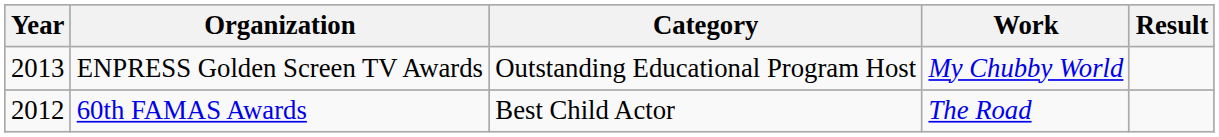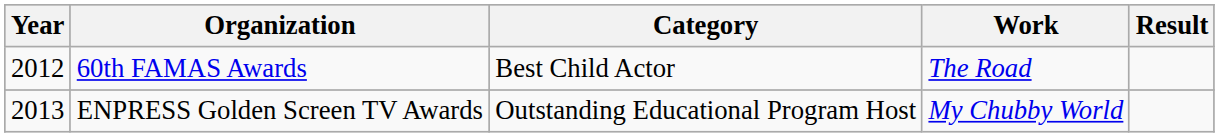rows swapped: (192, 110) <-> (280, 68)
